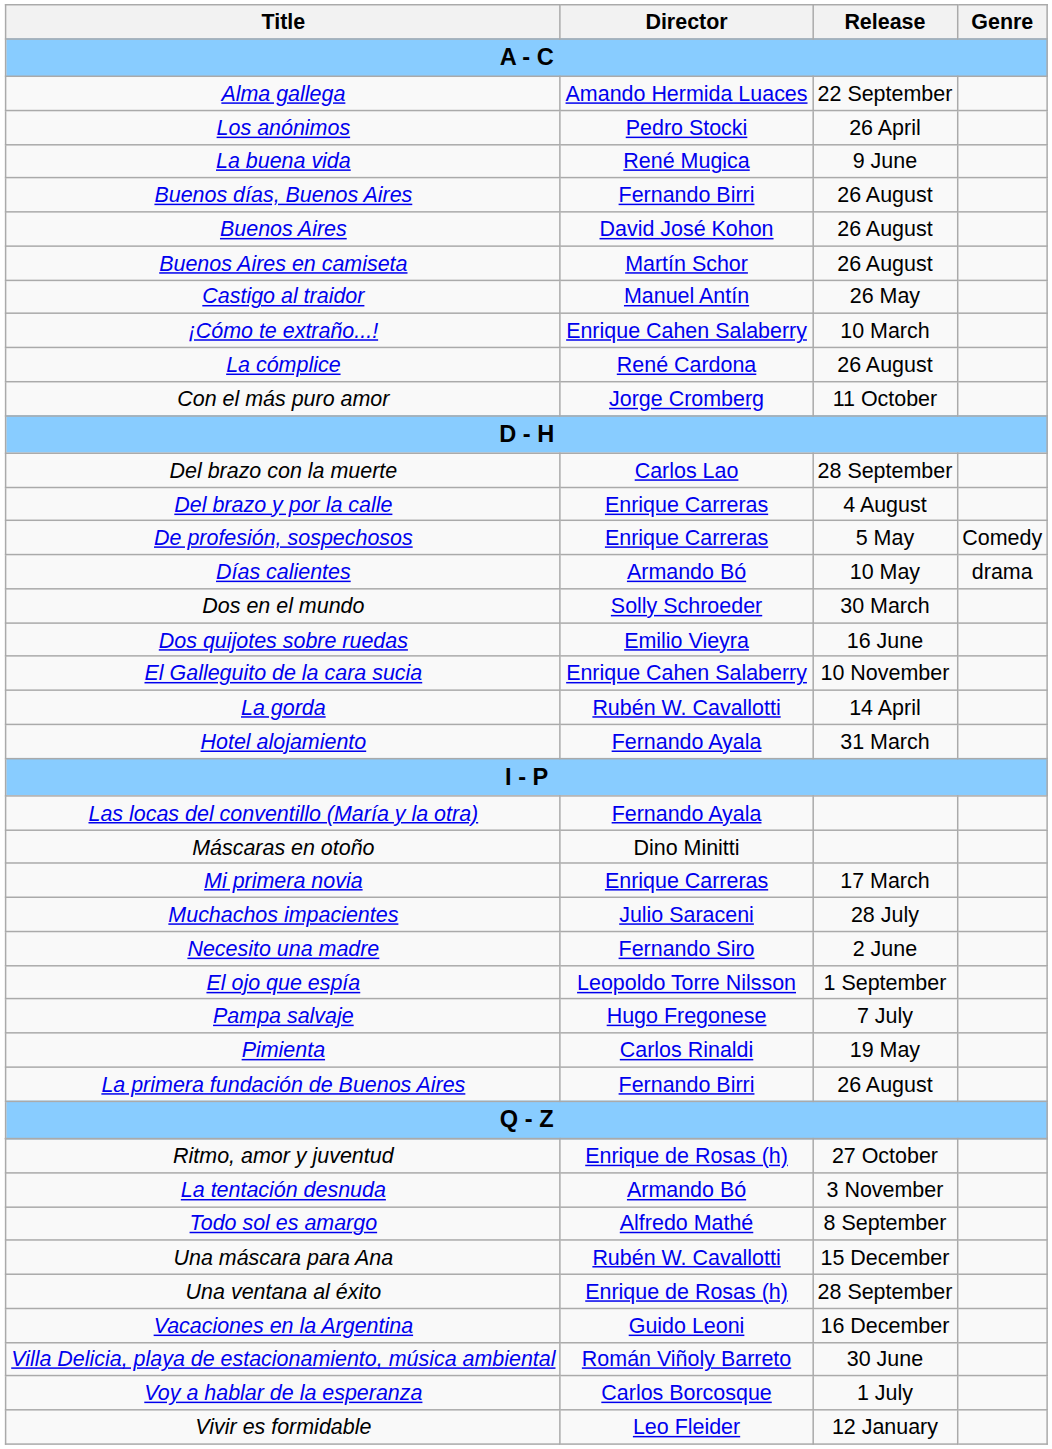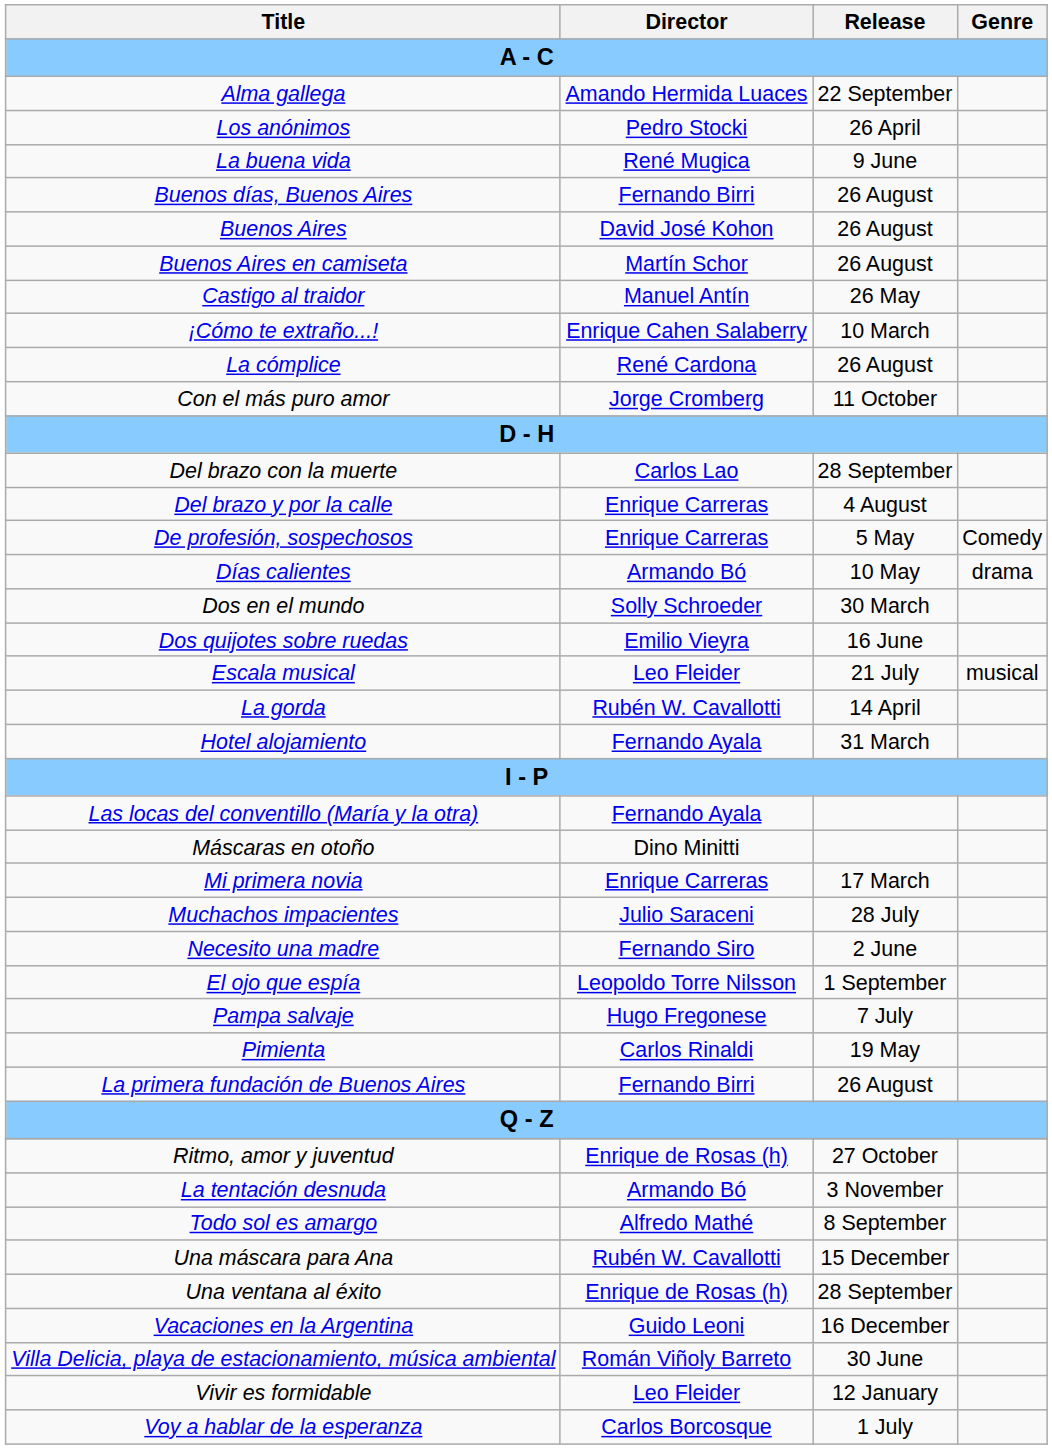+ row: (283, 674)
- row: (283, 674)
rows swapped: (283, 1427) <-> (283, 1393)
